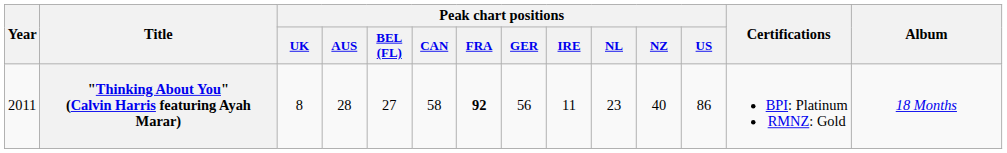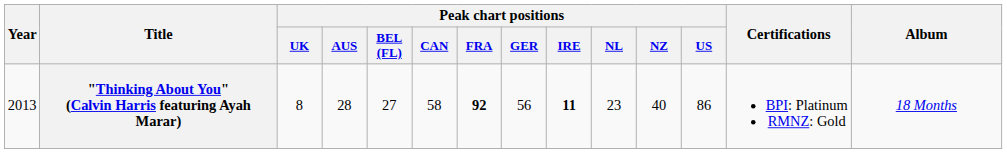(22, 106) 2011 -> (22, 106) 2013
(569, 106) normal -> (569, 106) bold
